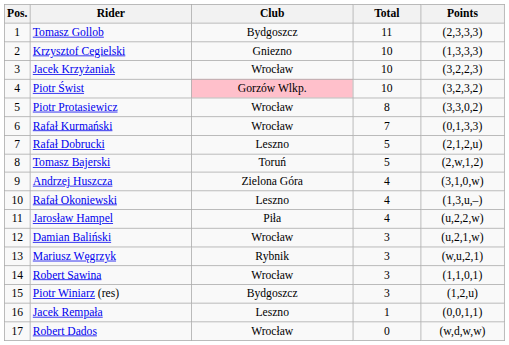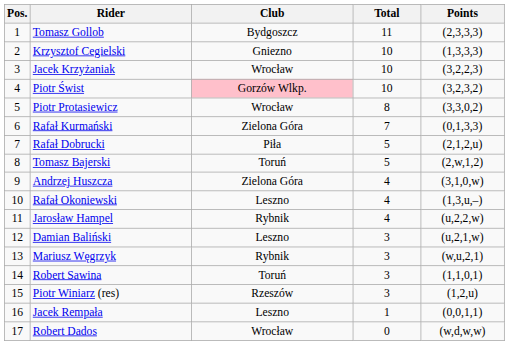(272, 125) Wrocław -> (272, 125) Zielona Góra
(272, 144) Leszno -> (272, 144) Piła
(272, 219) Piła -> (272, 219) Rybnik
(272, 237) Wrocław -> (272, 237) Leszno
(272, 275) Wrocław -> (272, 275) Toruń
(272, 293) Bydgoszcz -> (272, 293) Rzeszów
